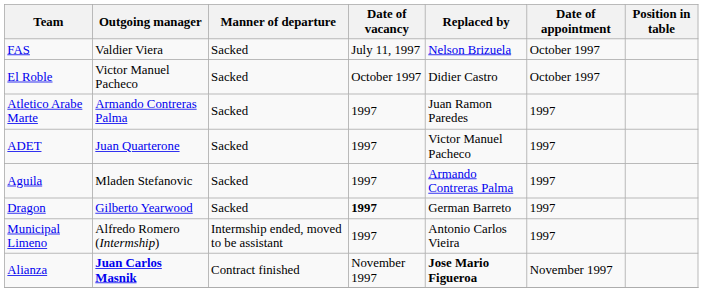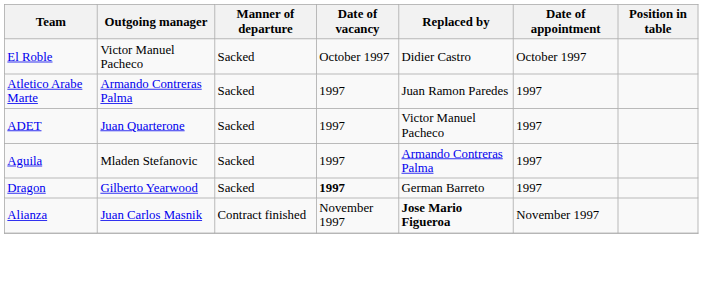- row: (19, 49)
- row: (34, 235)
(129, 270) bold -> (151, 215) normal
